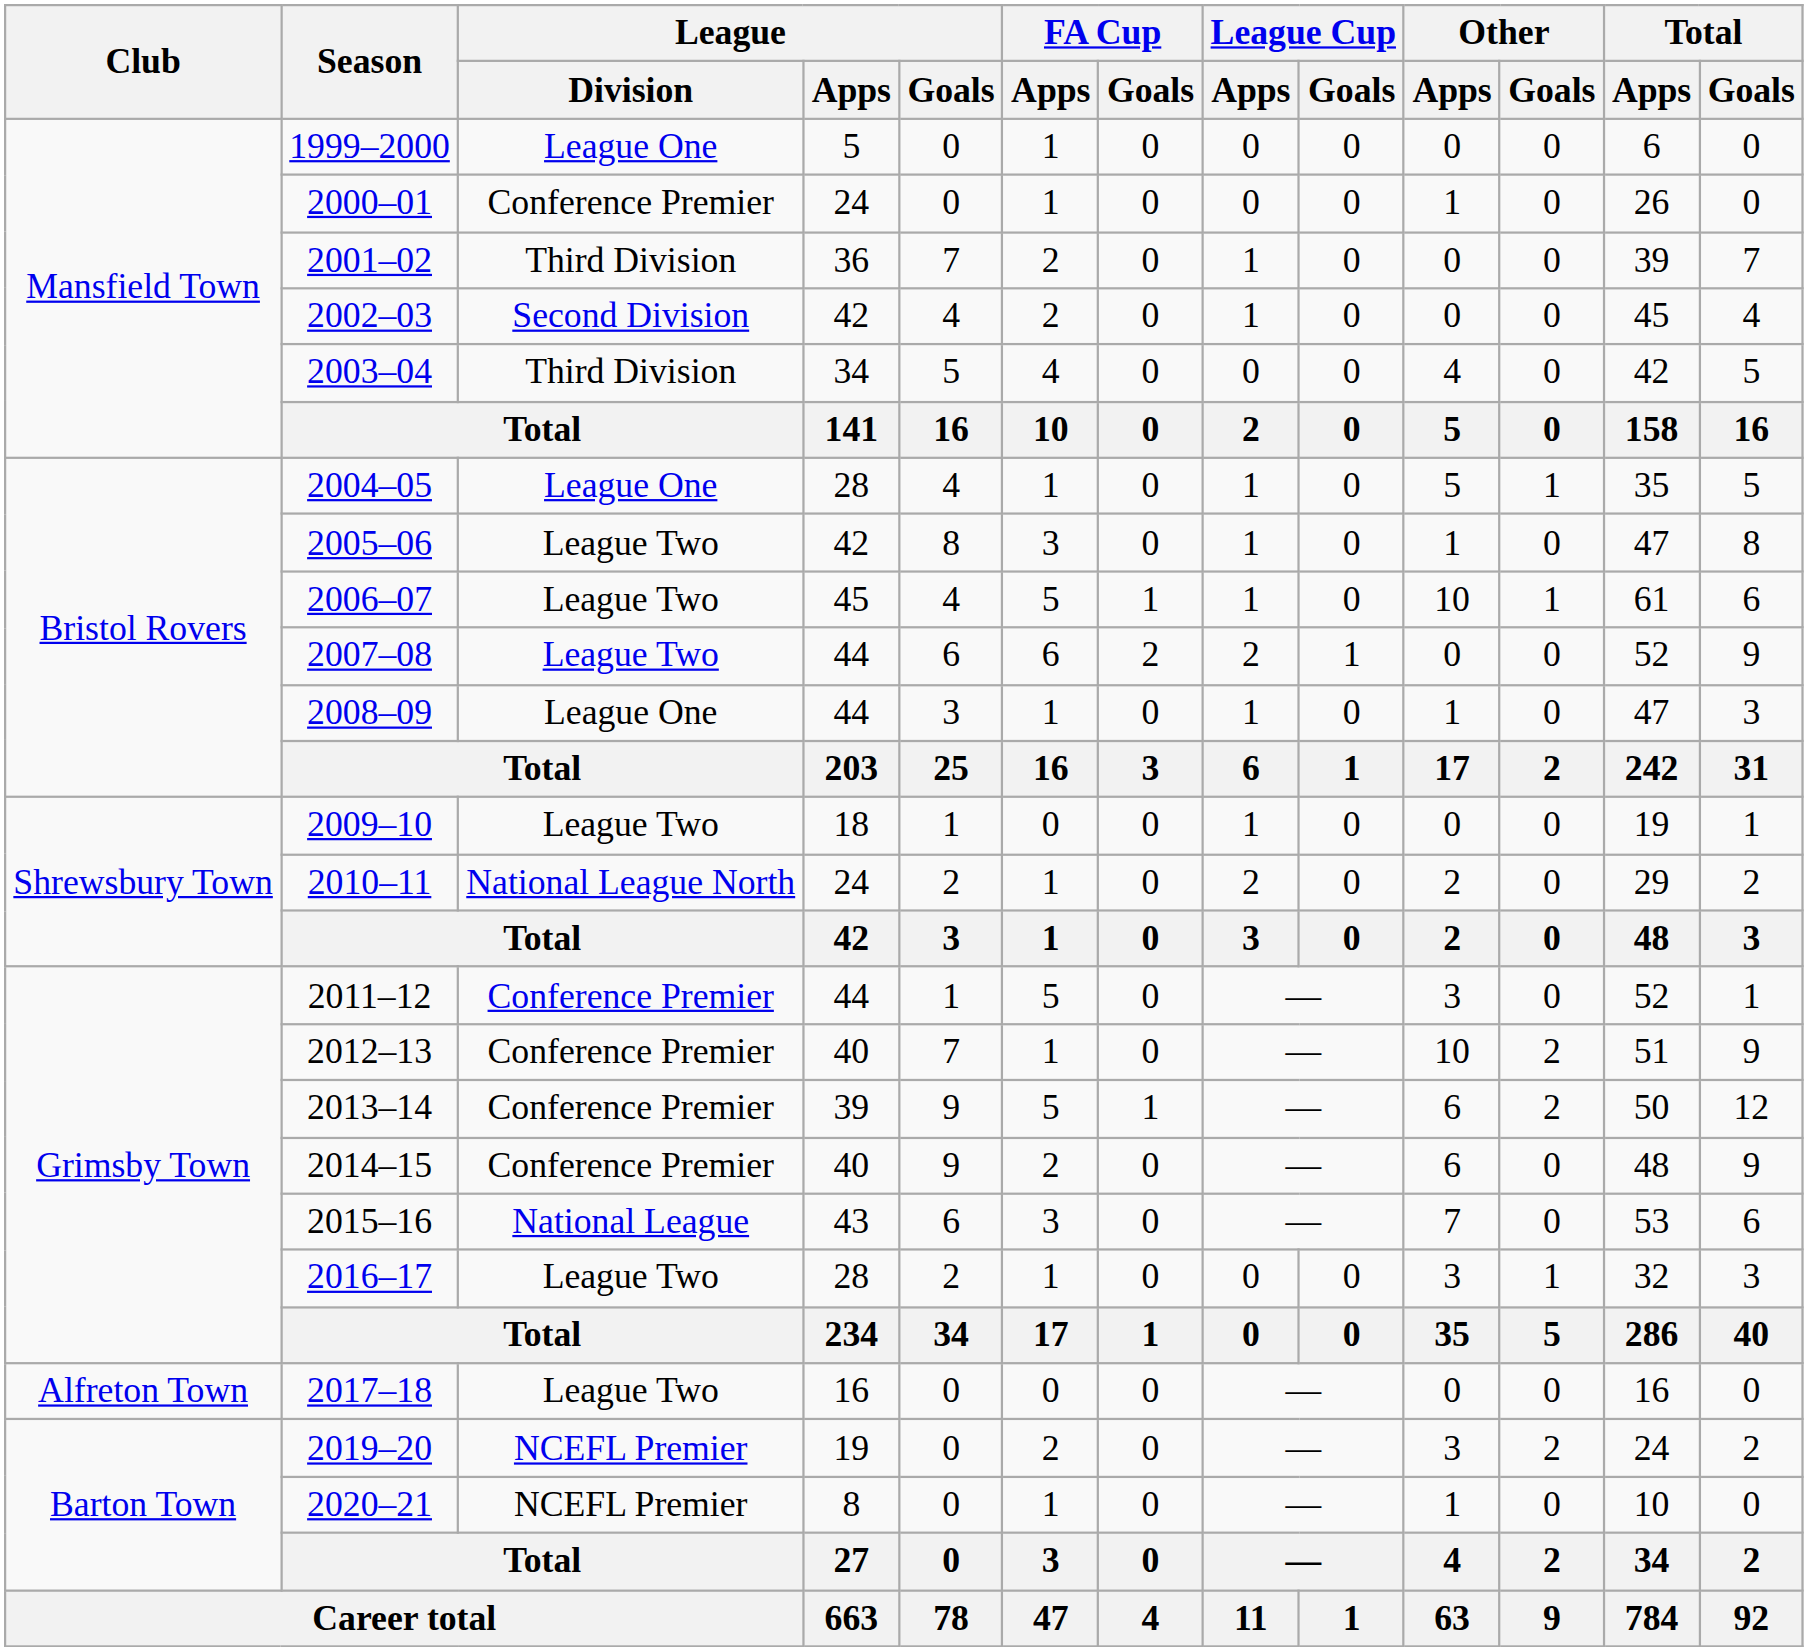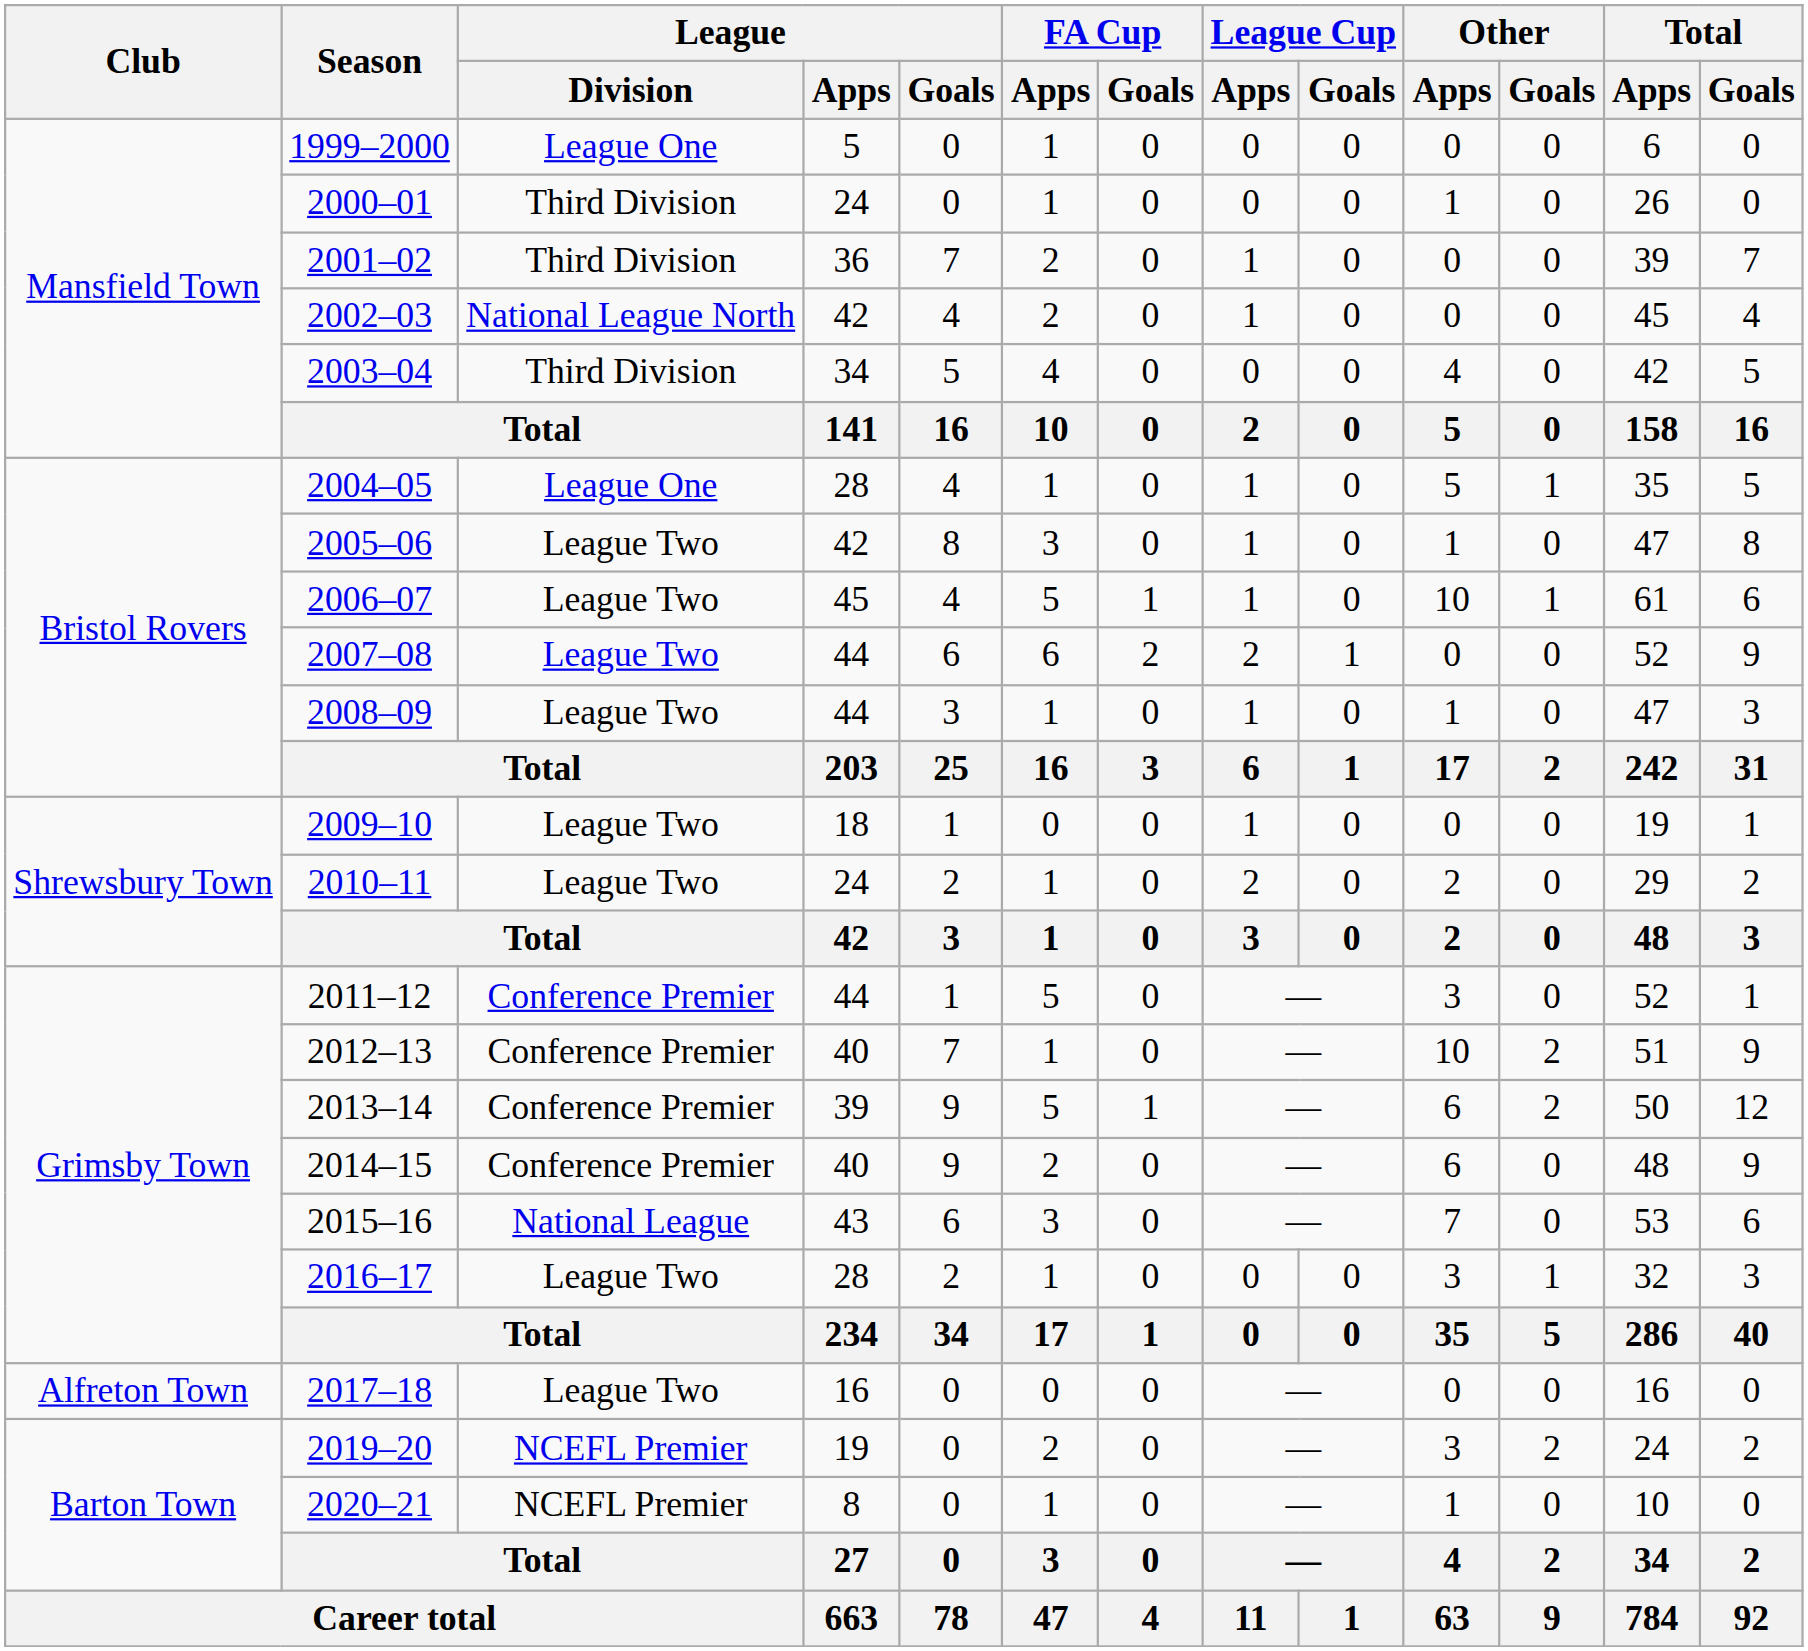(631, 202) Conference Premier -> (631, 202) Third Division
(631, 315) Second Division -> (631, 315) National League North
(631, 711) League One -> (631, 711) League Two
(631, 881) National League North -> (631, 881) League Two
